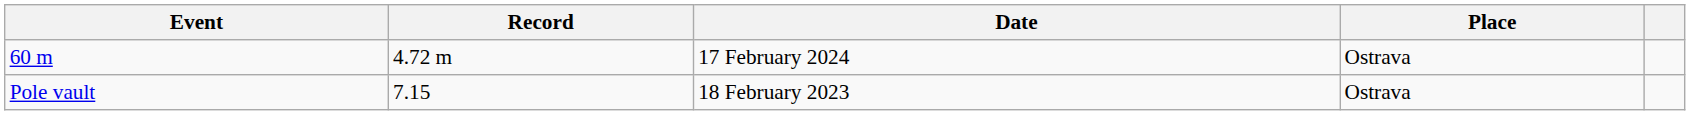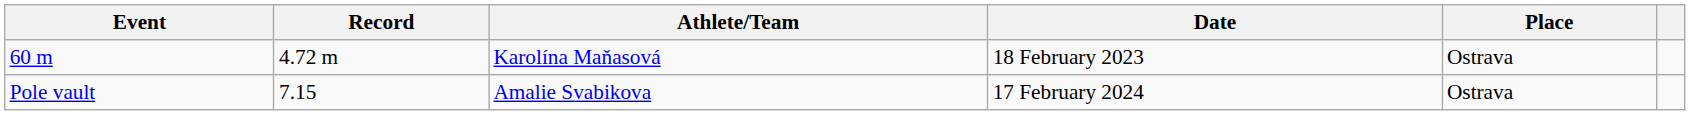+ column: (738, 22)
(774, 57) 17 February 2024 -> (1068, 57) 18 February 2023
(774, 92) 18 February 2023 -> (1068, 92) 17 February 2024
